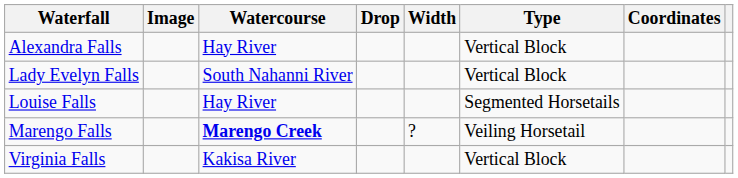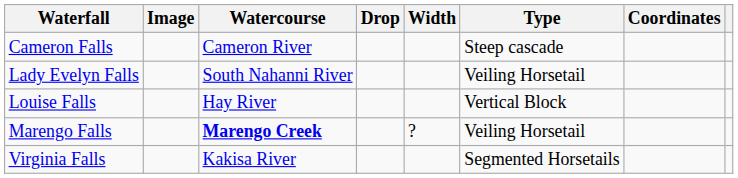- row: (65, 46)
+ row: (61, 46)
(515, 74) Vertical Block -> (525, 74) Veiling Horsetail
(542, 103) Segmented Horsetails -> (515, 103) Vertical Block
(515, 159) Vertical Block -> (542, 159) Segmented Horsetails
